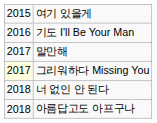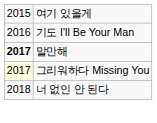(19, 52) normal -> (19, 52) bold
- row: (85, 108)
